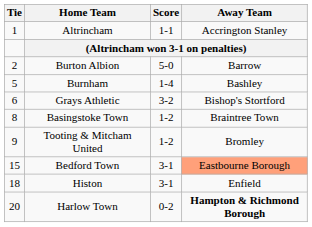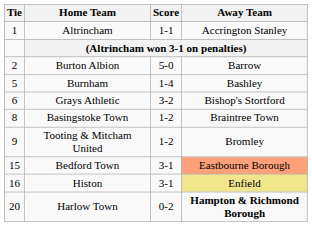(14, 183) 18 -> (14, 183) 16
(245, 183) no background -> (245, 183) khaki background
